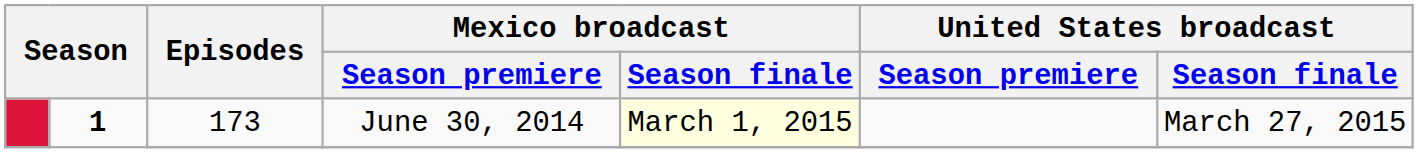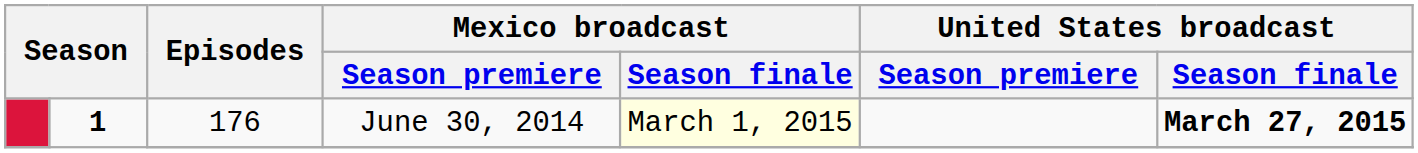(235, 123) 173 -> (235, 123) 176
(1285, 123) normal -> (1285, 123) bold
